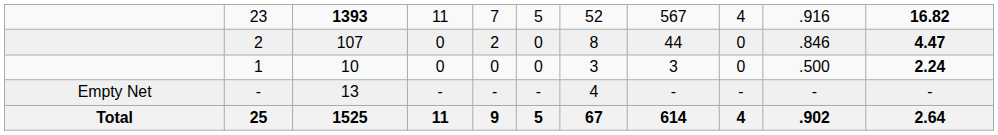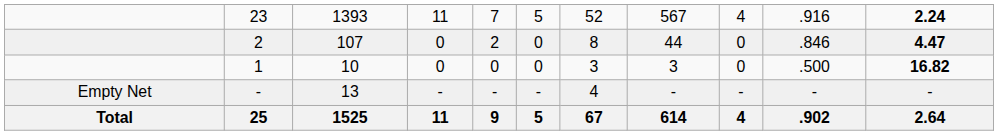(350, 17) bold -> (350, 17) normal
(930, 17) 16.82 -> (930, 17) 2.24
(930, 67) 2.24 -> (930, 67) 16.82
